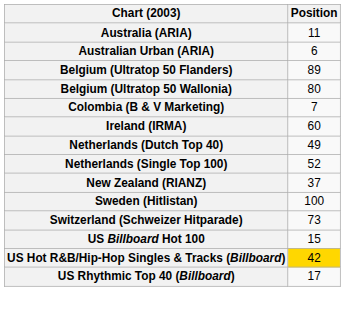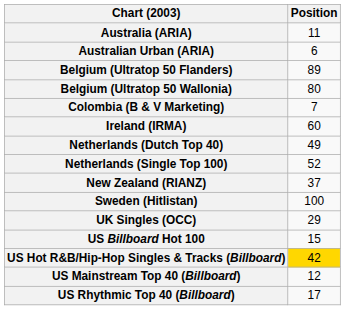- row: (146, 220)
+ row: (146, 220)
+ row: (146, 276)
